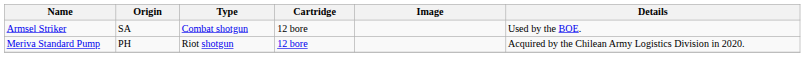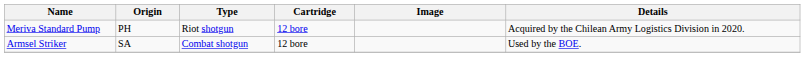rows swapped: (53, 44) <-> (36, 28)
